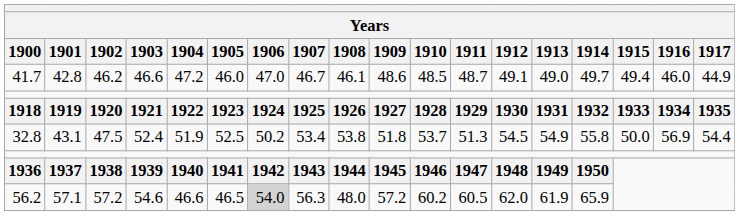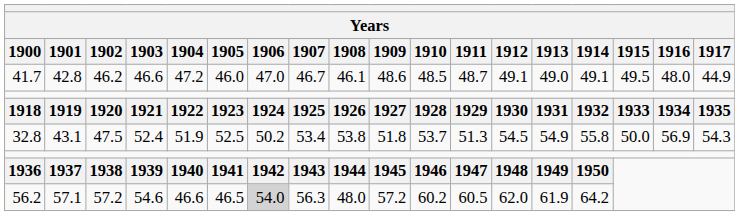(595, 77) 49.7 -> (595, 77) 49.1
(635, 77) 49.4 -> (635, 77) 49.5
(676, 77) 46.0 -> (676, 77) 48.0
(716, 137) 54.4 -> (716, 137) 54.3
(595, 197) 65.9 -> (595, 197) 64.2
